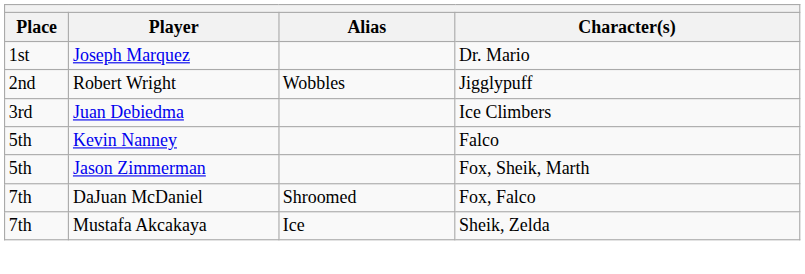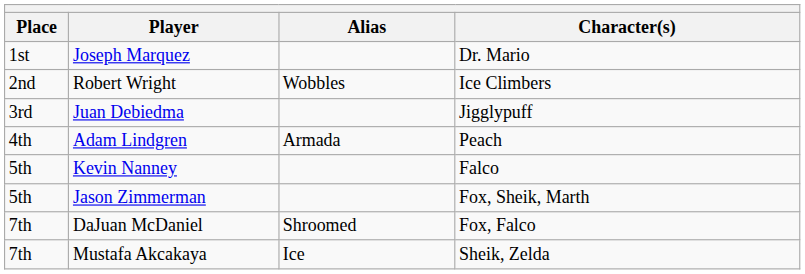(496, 83) Jigglypuff -> (505, 83) Ice Climbers
(505, 112) Ice Climbers -> (496, 112) Jigglypuff
+ row: (130, 140)
